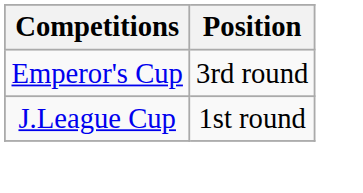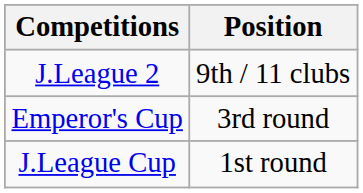+ row: (97, 72)
